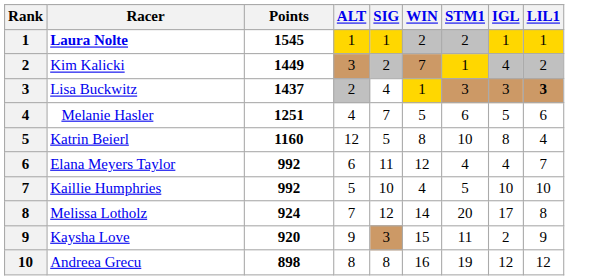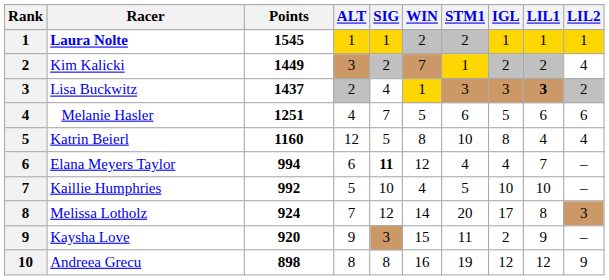+ column: (584, 16)
(506, 65) 4 -> (506, 65) 2
(289, 163) 992 -> (289, 163) 994
(386, 163) normal -> (386, 163) bold
